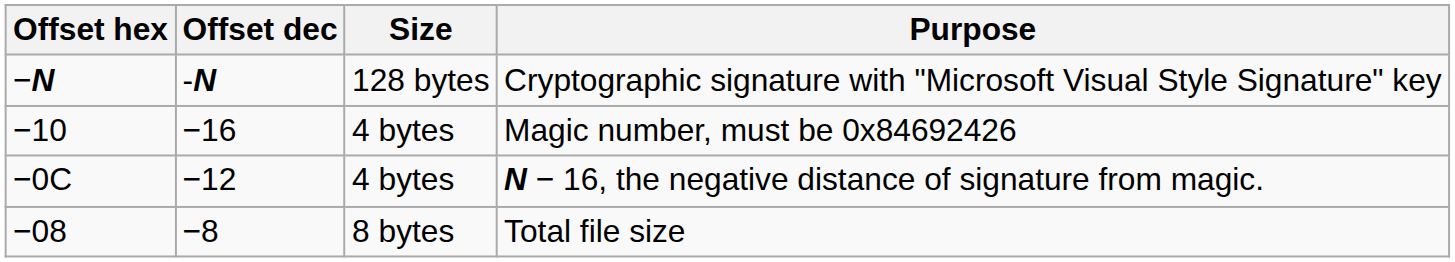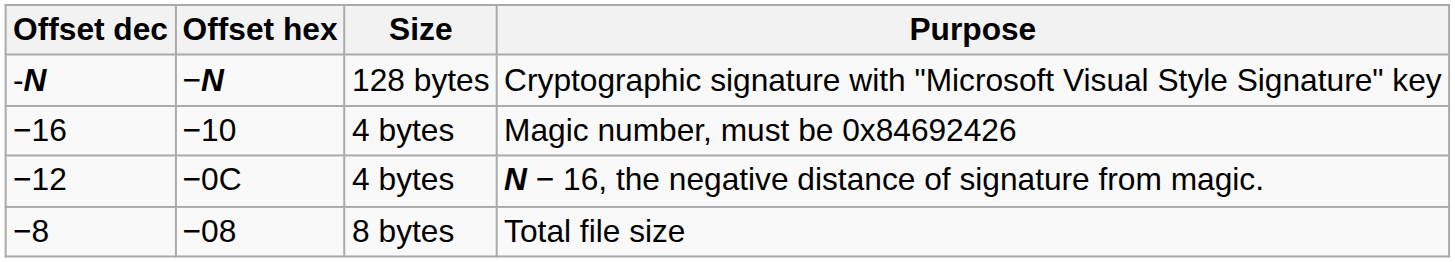columns swapped: (91, 29) <-> (260, 29)
